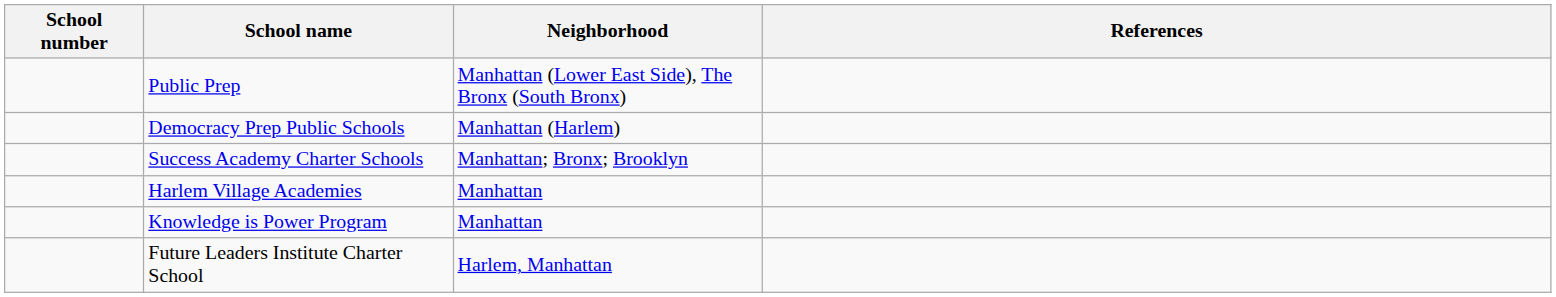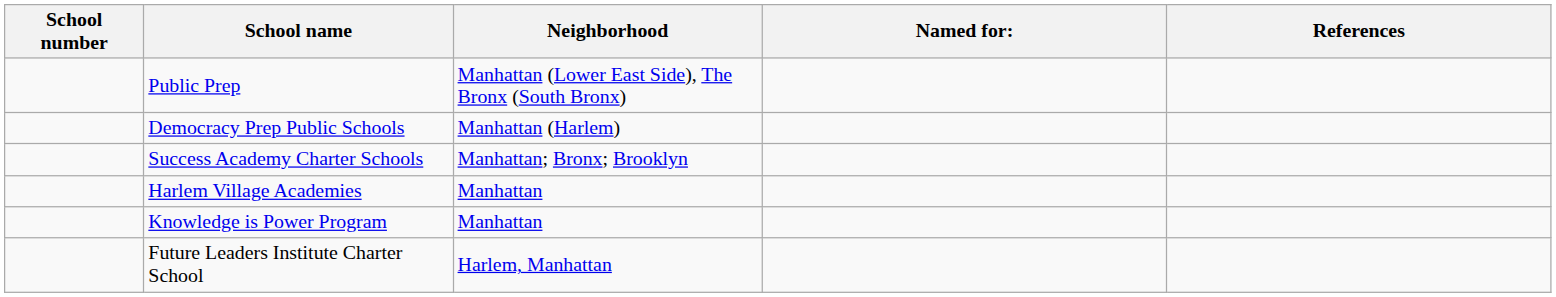+ column: (964, 31)
